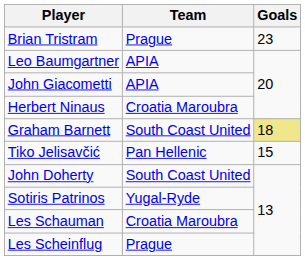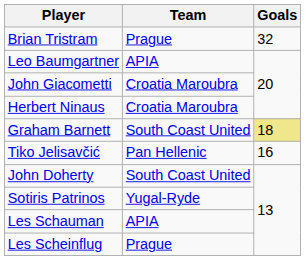(265, 38) 23 -> (265, 38) 32
(142, 84) APIA -> (182, 84) Croatia Maroubra
(265, 152) 15 -> (265, 152) 16
(182, 221) Croatia Maroubra -> (142, 221) APIA
